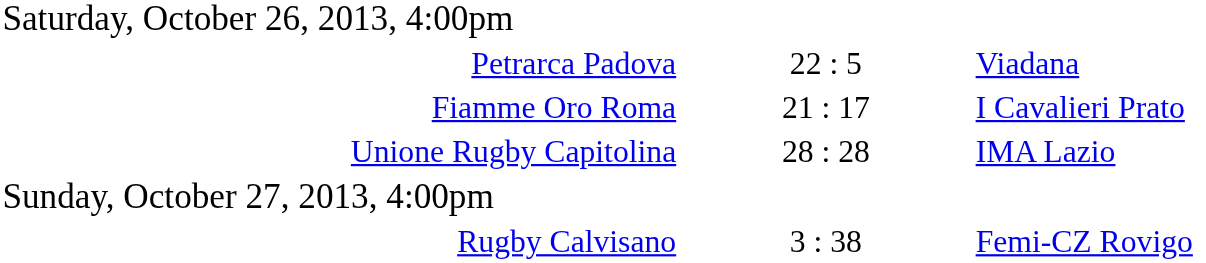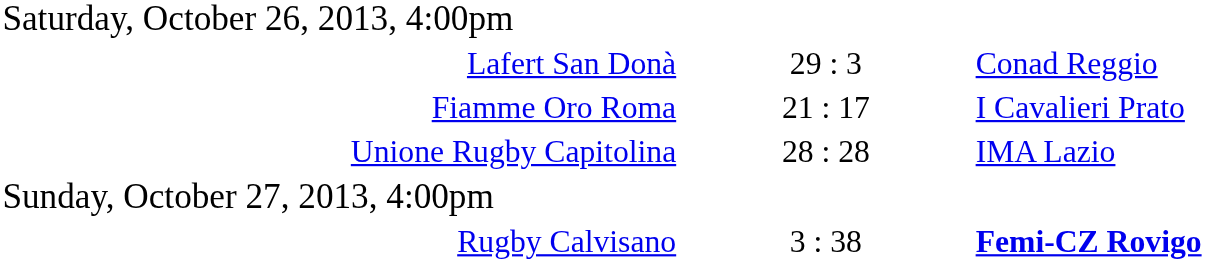+ row: (572, 63)
- row: (574, 63)
(1084, 241) normal -> (1089, 241) bold
